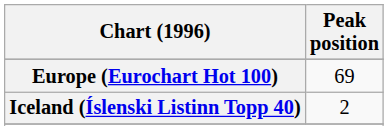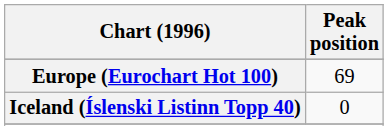(344, 107) 2 -> (344, 107) 0
